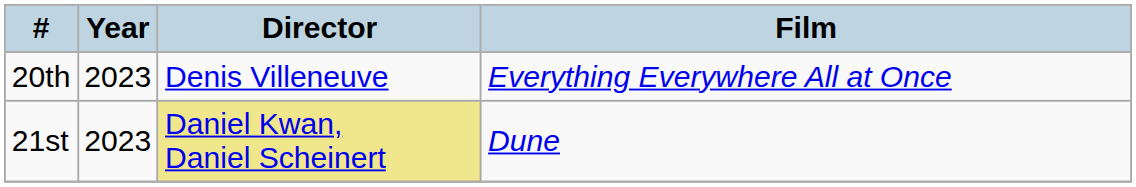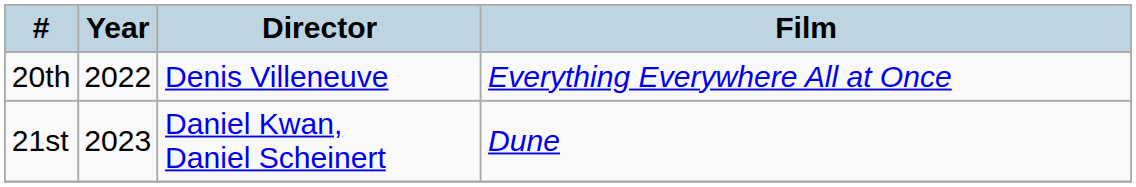(118, 76) 2023 -> (118, 76) 2022
(275, 140) khaki background -> (275, 140) no background
